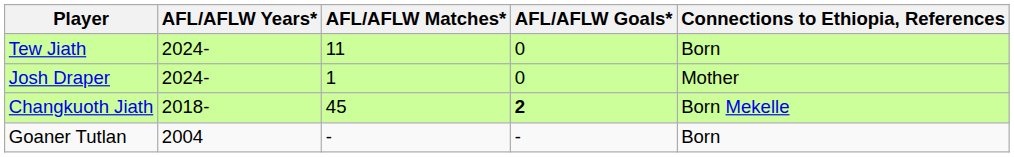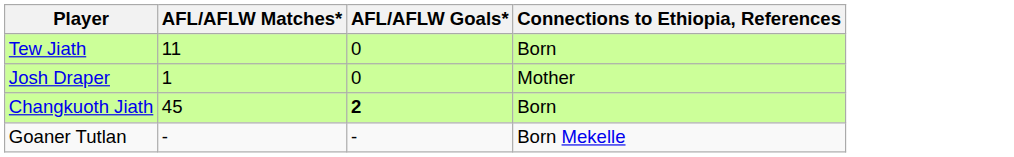- column: (240, 19)
(735, 107) Born Mekelle -> (537, 107) Born
(701, 136) Born -> (571, 136) Born Mekelle
